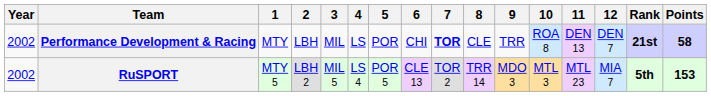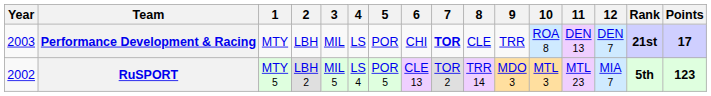(21, 41) 2002 -> (21, 41) 2003
(685, 41) 58 -> (685, 41) 17
(685, 75) 153 -> (685, 75) 123
